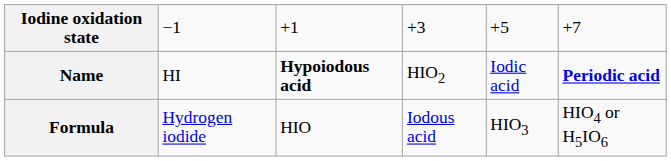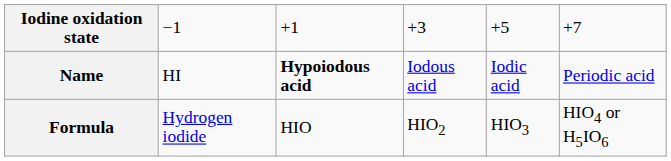(426, 75) HIO2 -> (431, 75) Iodous acid
(611, 75) bold -> (609, 75) normal
(431, 127) Iodous acid -> (426, 127) HIO2
